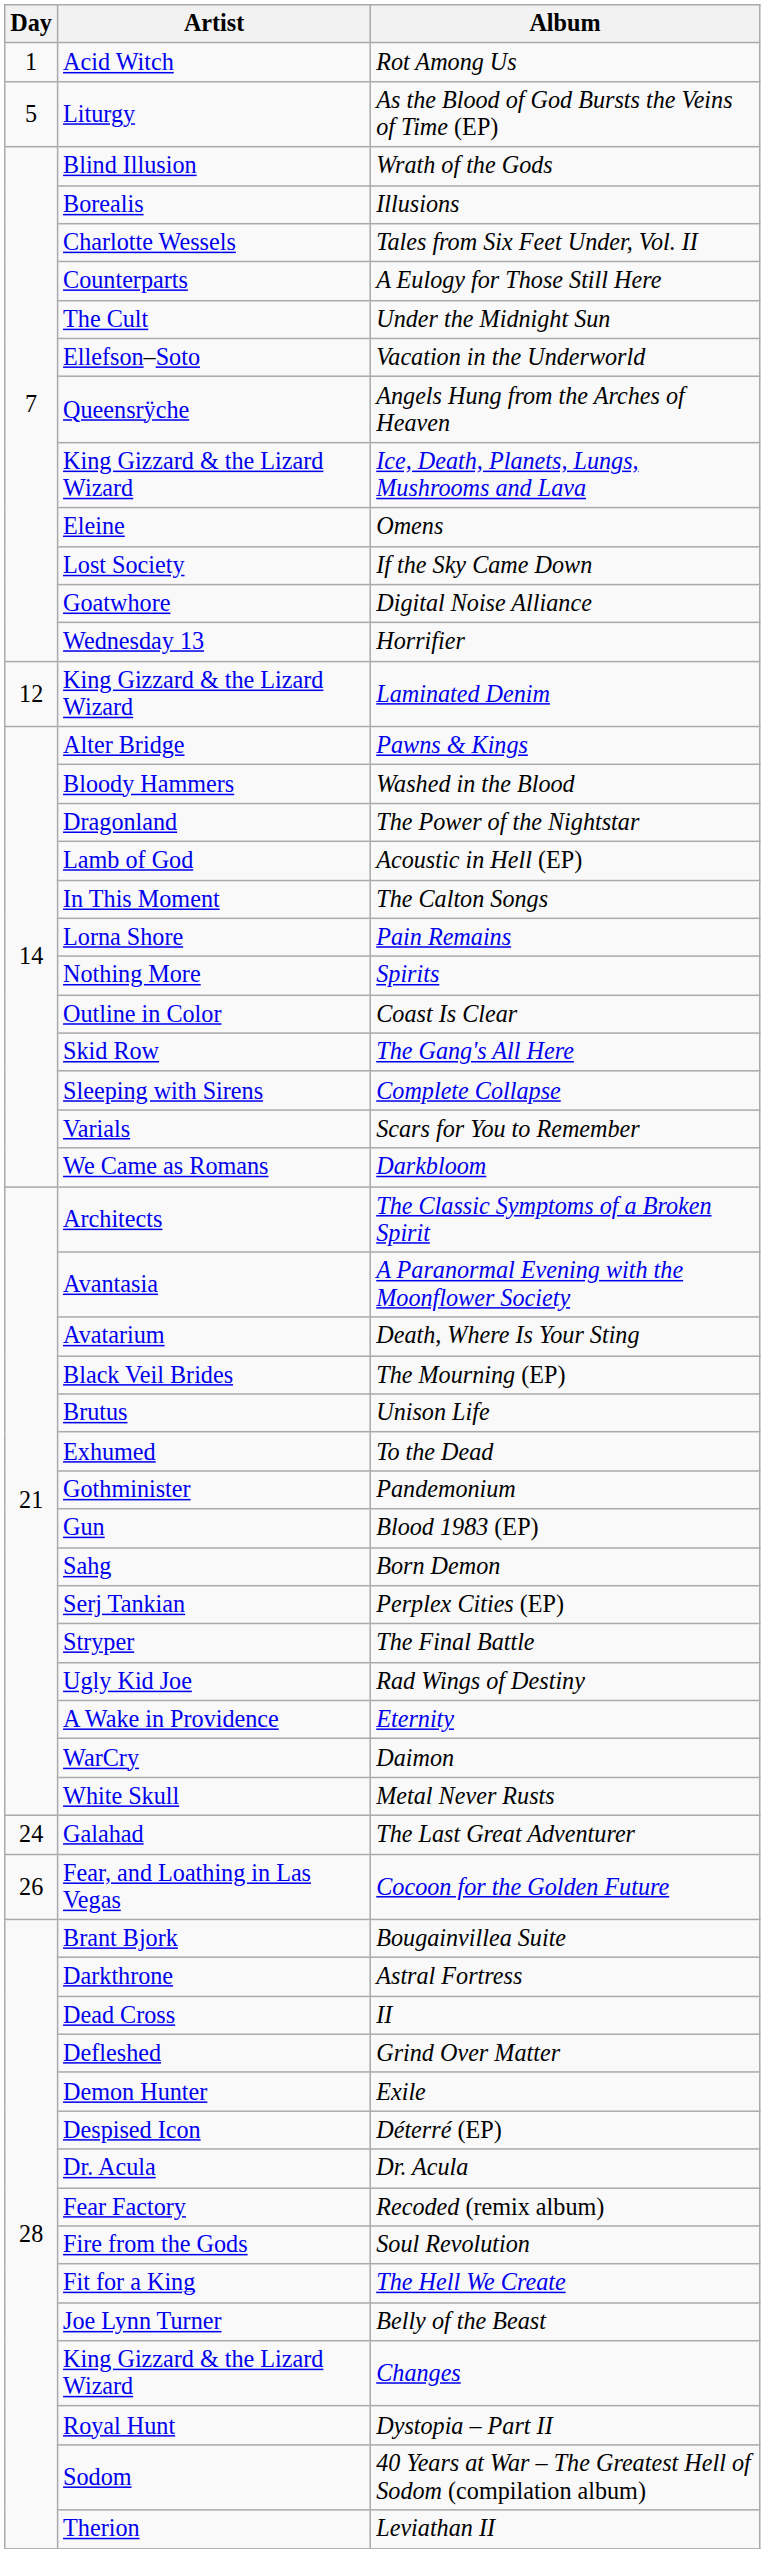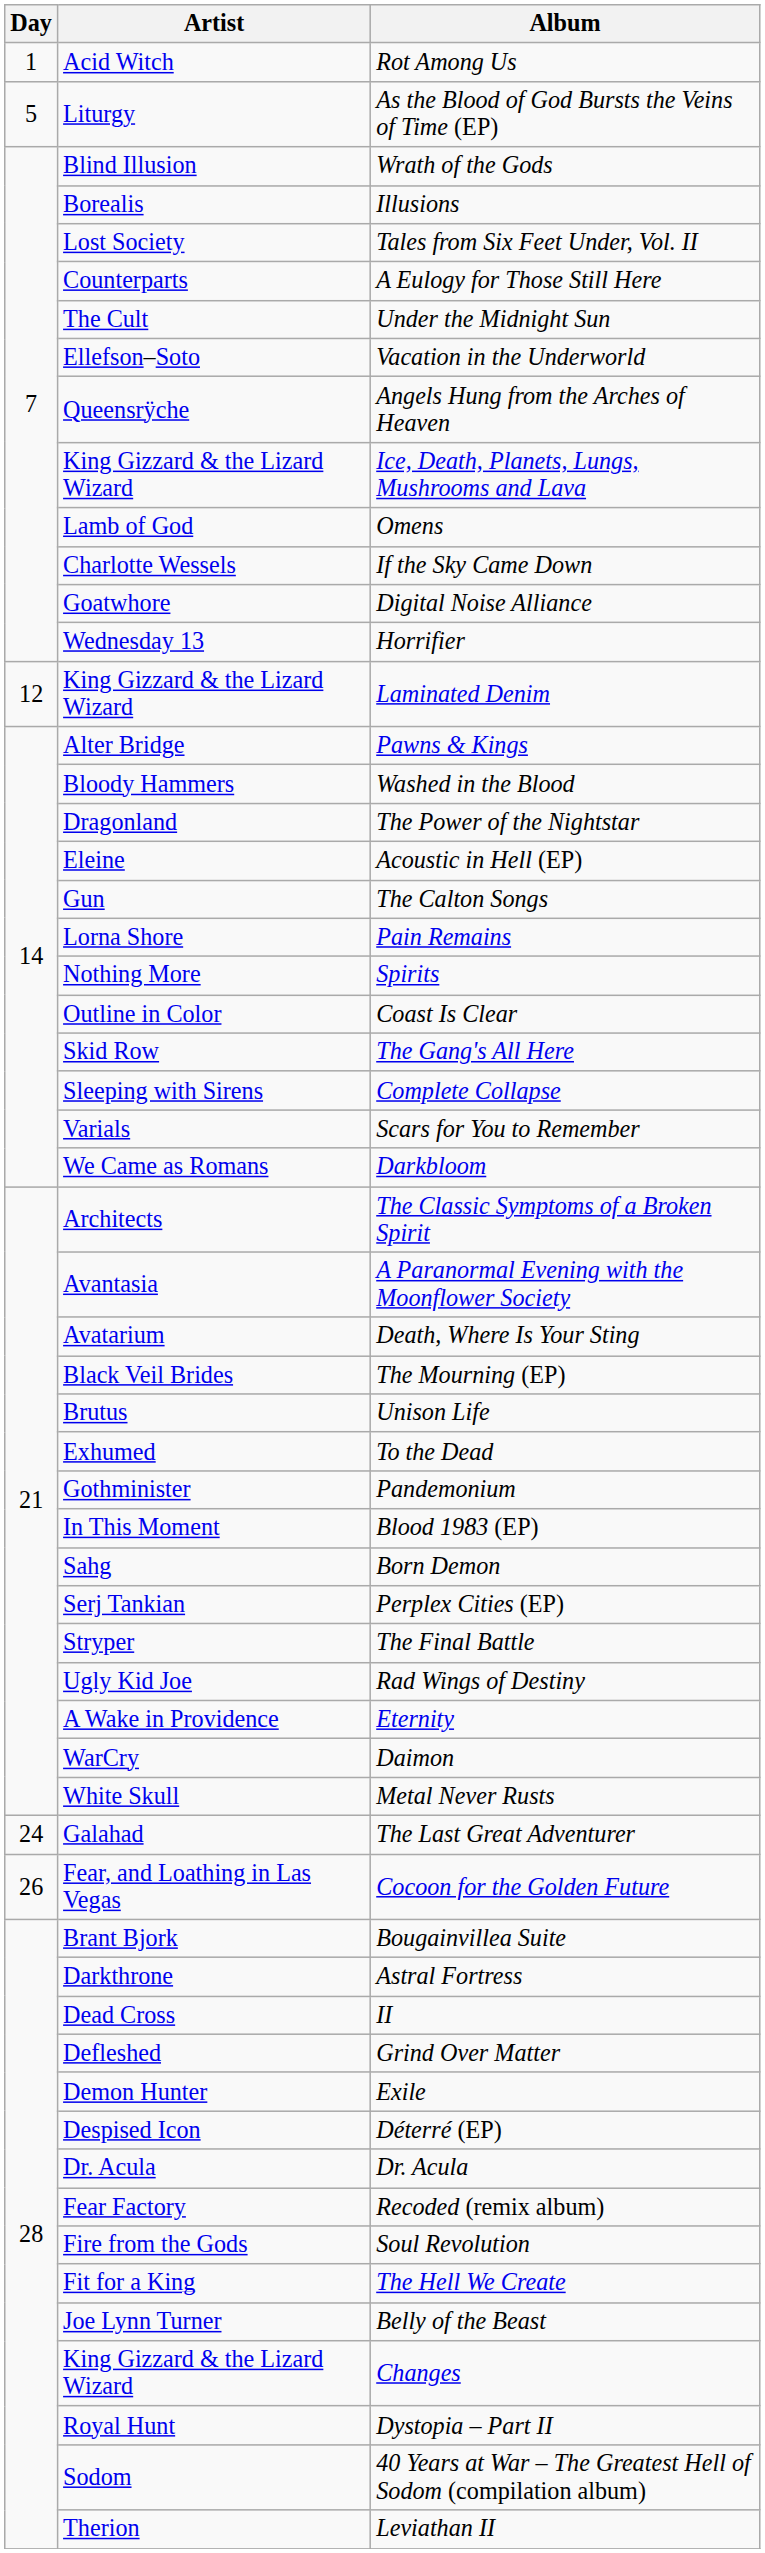(149, 242) Charlotte Wessels -> (124, 242) Lost Society
(94, 526) Eleine -> (128, 526) Lamb of God
(124, 564) Lost Society -> (149, 564) Charlotte Wessels
(128, 860) Lamb of God -> (94, 860) Eleine
(141, 898) In This Moment -> (84, 898) Gun
(84, 1527) Gun -> (141, 1527) In This Moment
